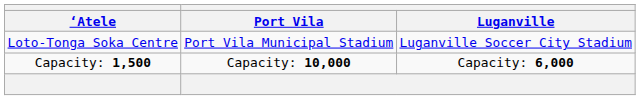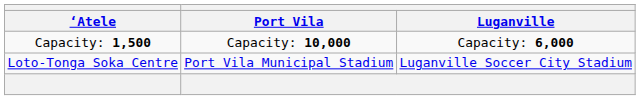rows swapped: (93, 42) <-> (93, 63)
